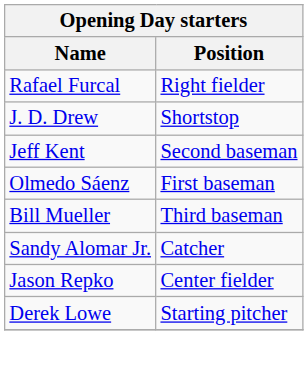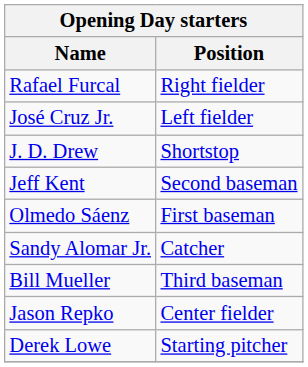+ row: (61, 118)
rows swapped: (60, 215) <-> (80, 248)
